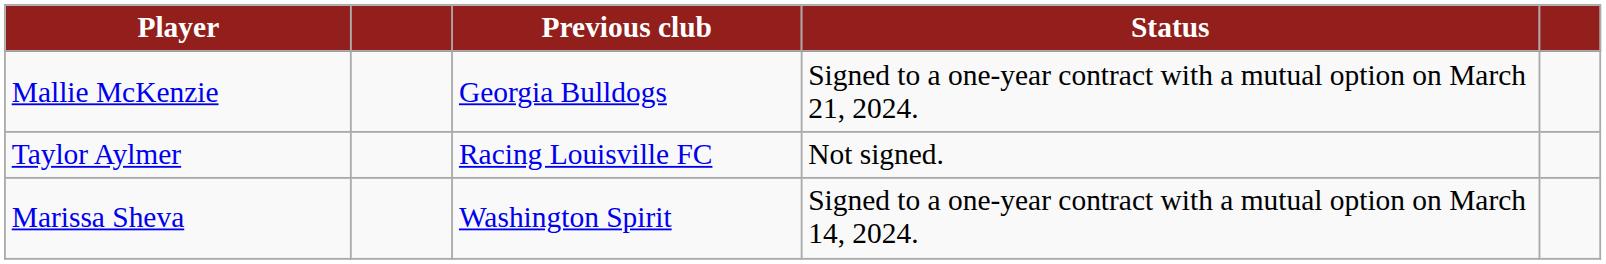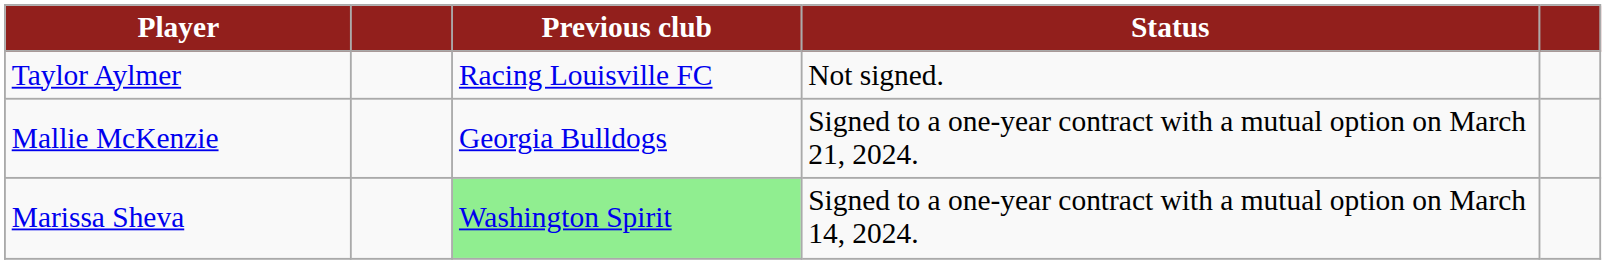rows swapped: (96, 154) <-> (115, 91)
(565, 217) no background -> (565, 217) lightgreen background
